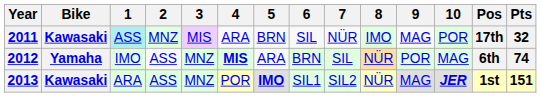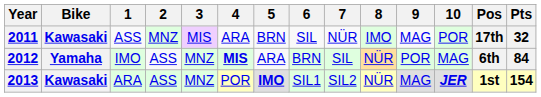(128, 37) paleturquoise background -> (128, 37) no background
(521, 59) 74 -> (521, 59) 84
(521, 80) 151 -> (521, 80) 154
